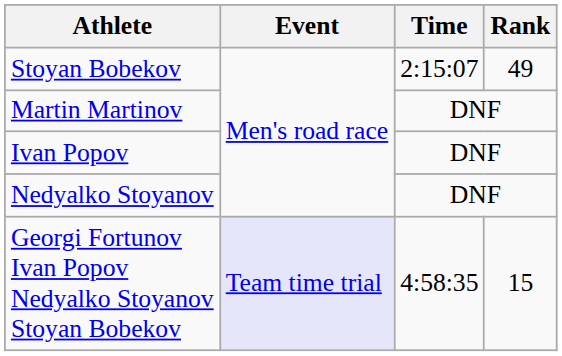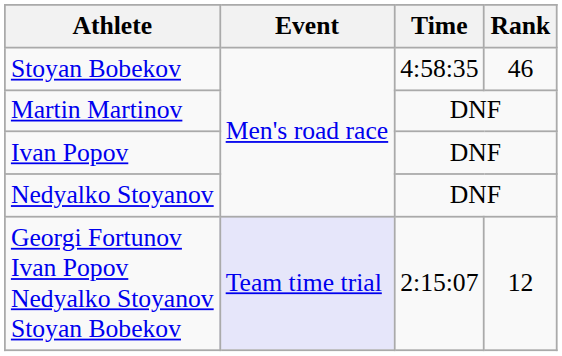(439, 68) 2:15:07 -> (439, 68) 4:58:35
(520, 68) 49 -> (520, 68) 46
(439, 282) 4:58:35 -> (439, 282) 2:15:07
(520, 282) 15 -> (520, 282) 12
